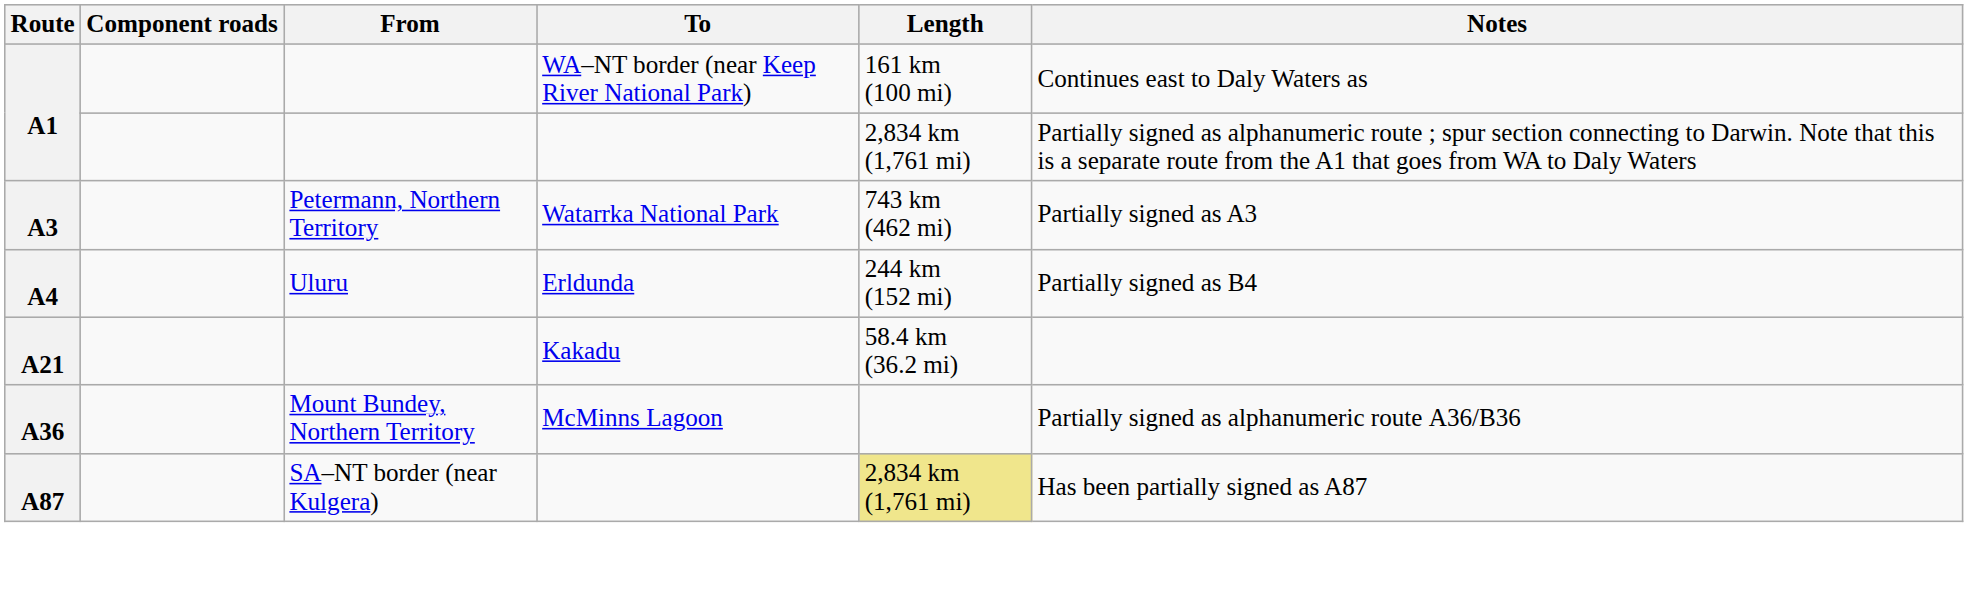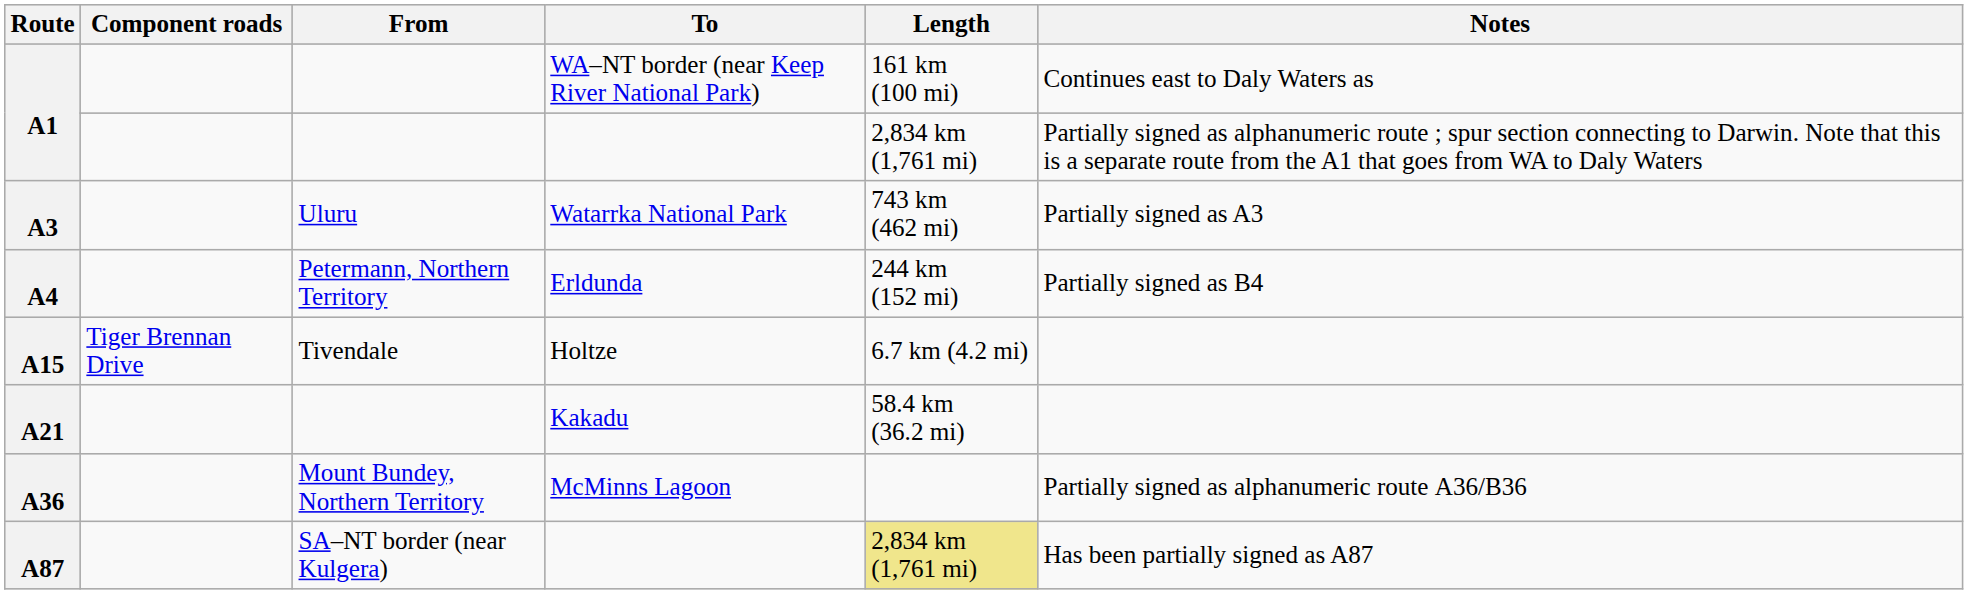(395, 214) Petermann, Northern Territory -> (328, 214) Uluru
(319, 282) Uluru -> (404, 282) Petermann, Northern Territory
+ row: (43, 364)
